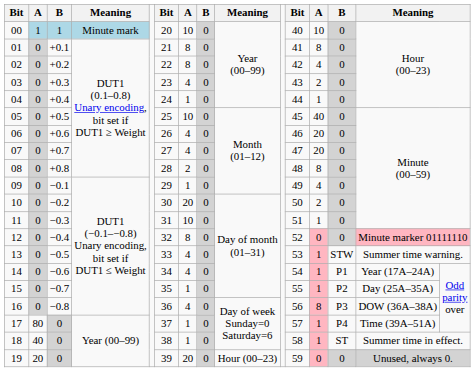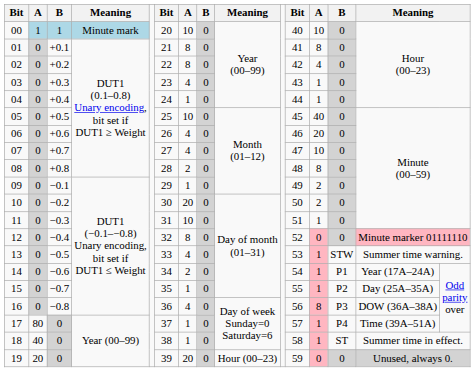(319, 82) 2 -> (319, 82) 1
(319, 151) 20 -> (319, 151) 10
(319, 185) 4 -> (319, 185) 2
(188, 271) 4 -> (188, 271) 2
